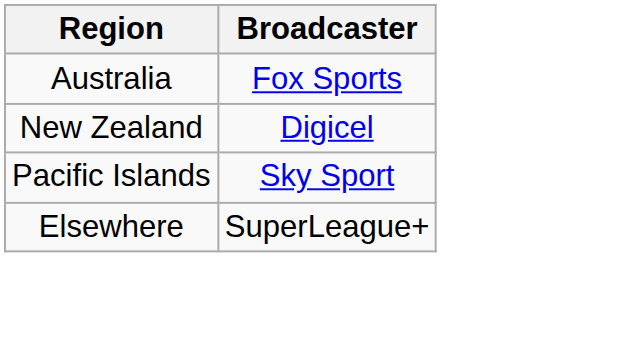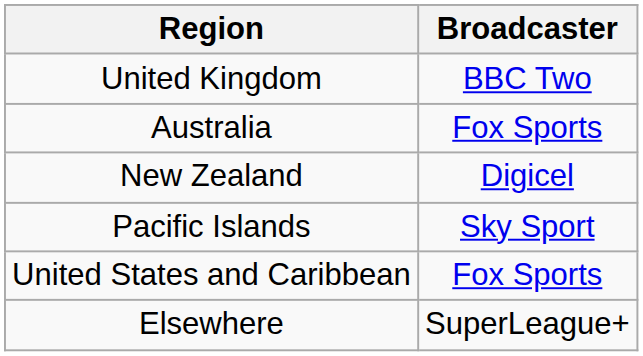+ row: (211, 78)
+ row: (211, 275)
